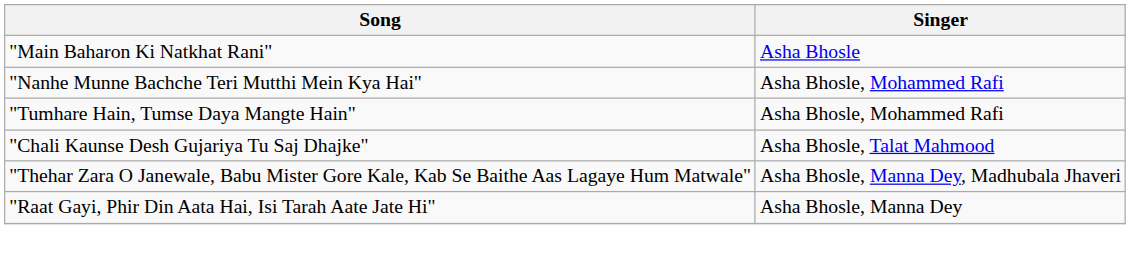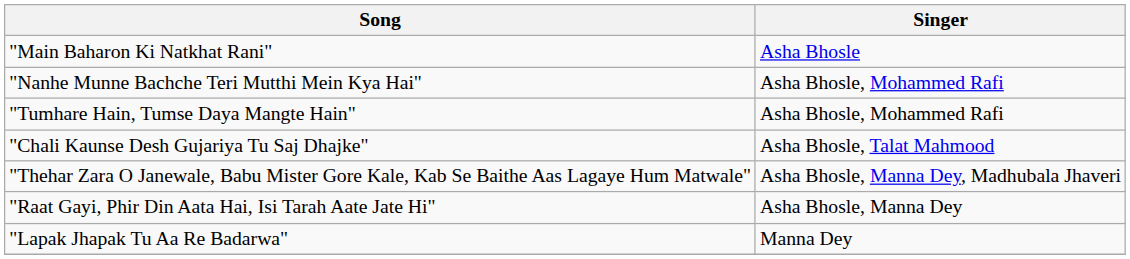+ row: (149, 238)
